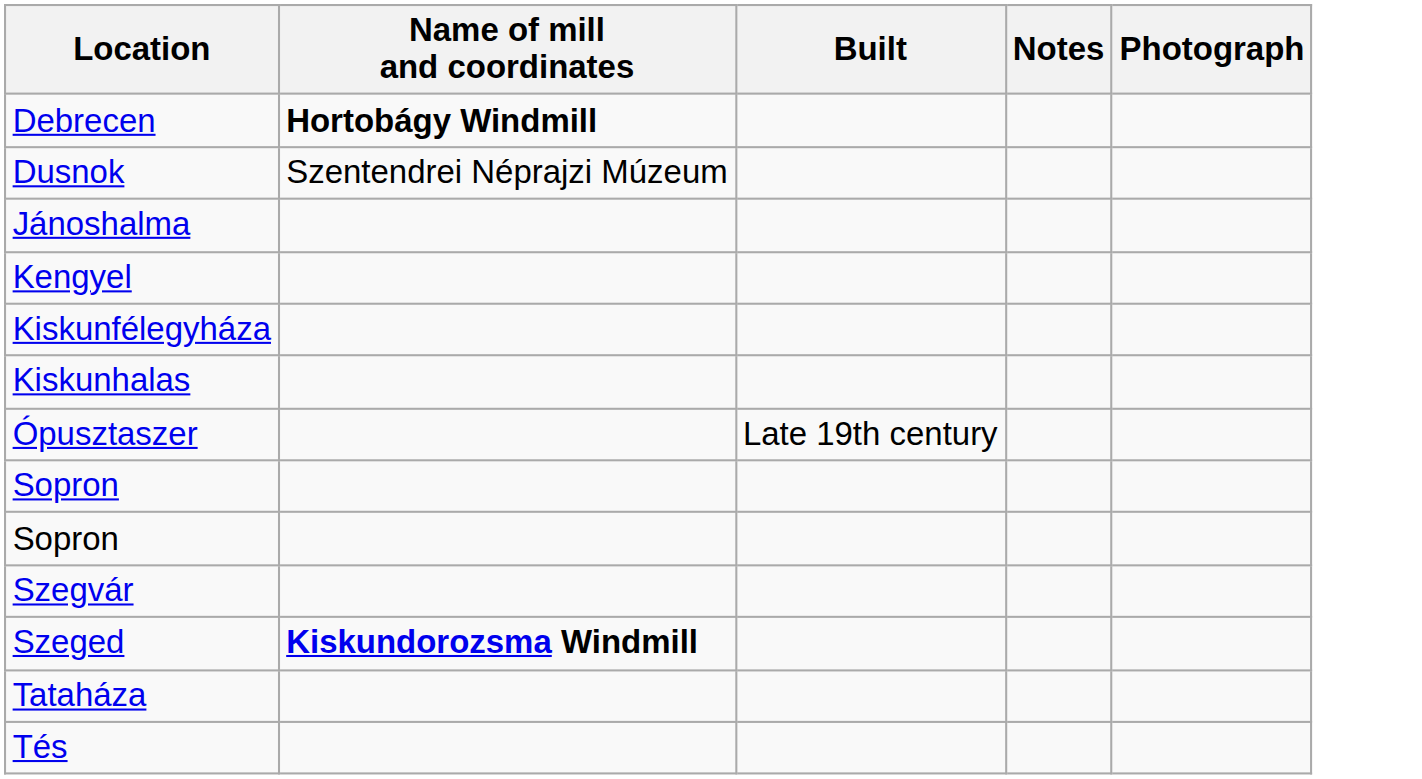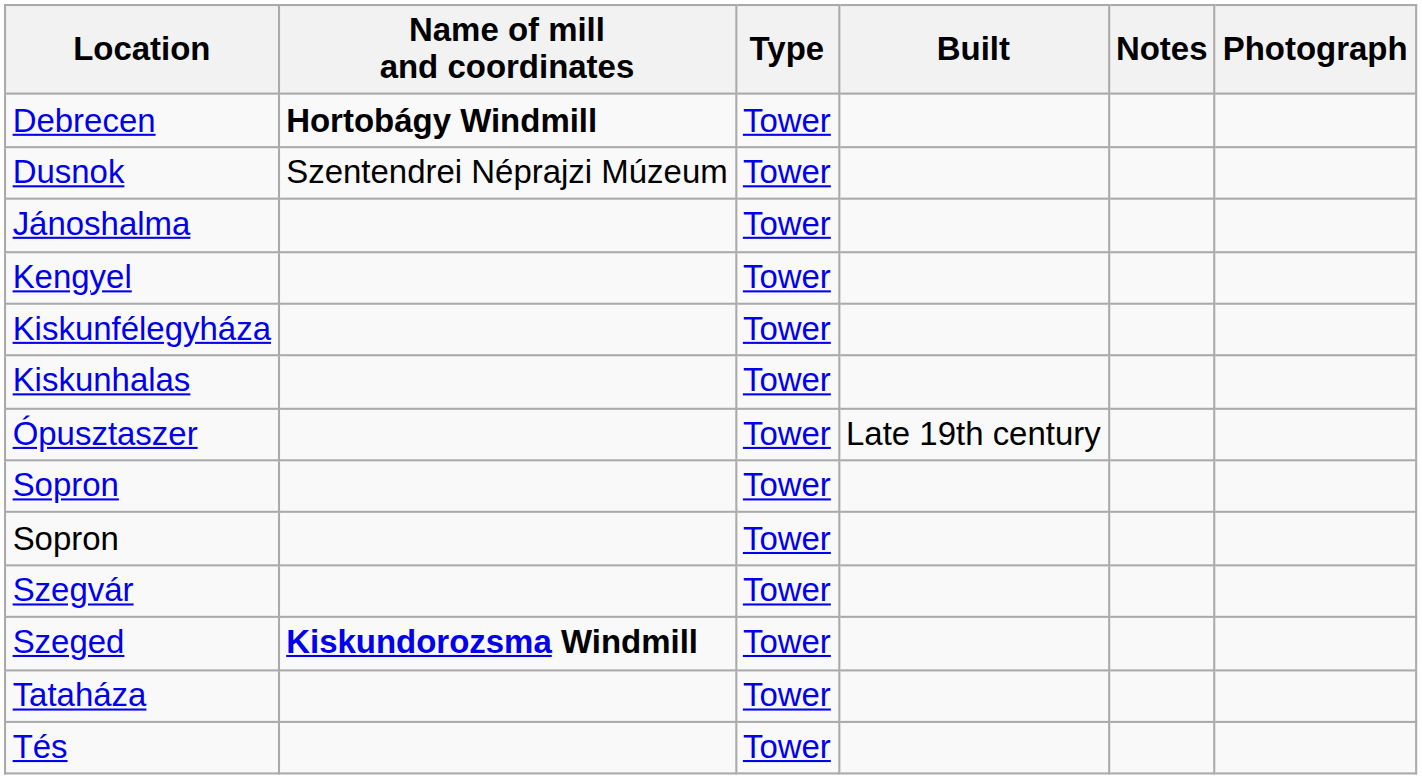+ column: (787, 49)
